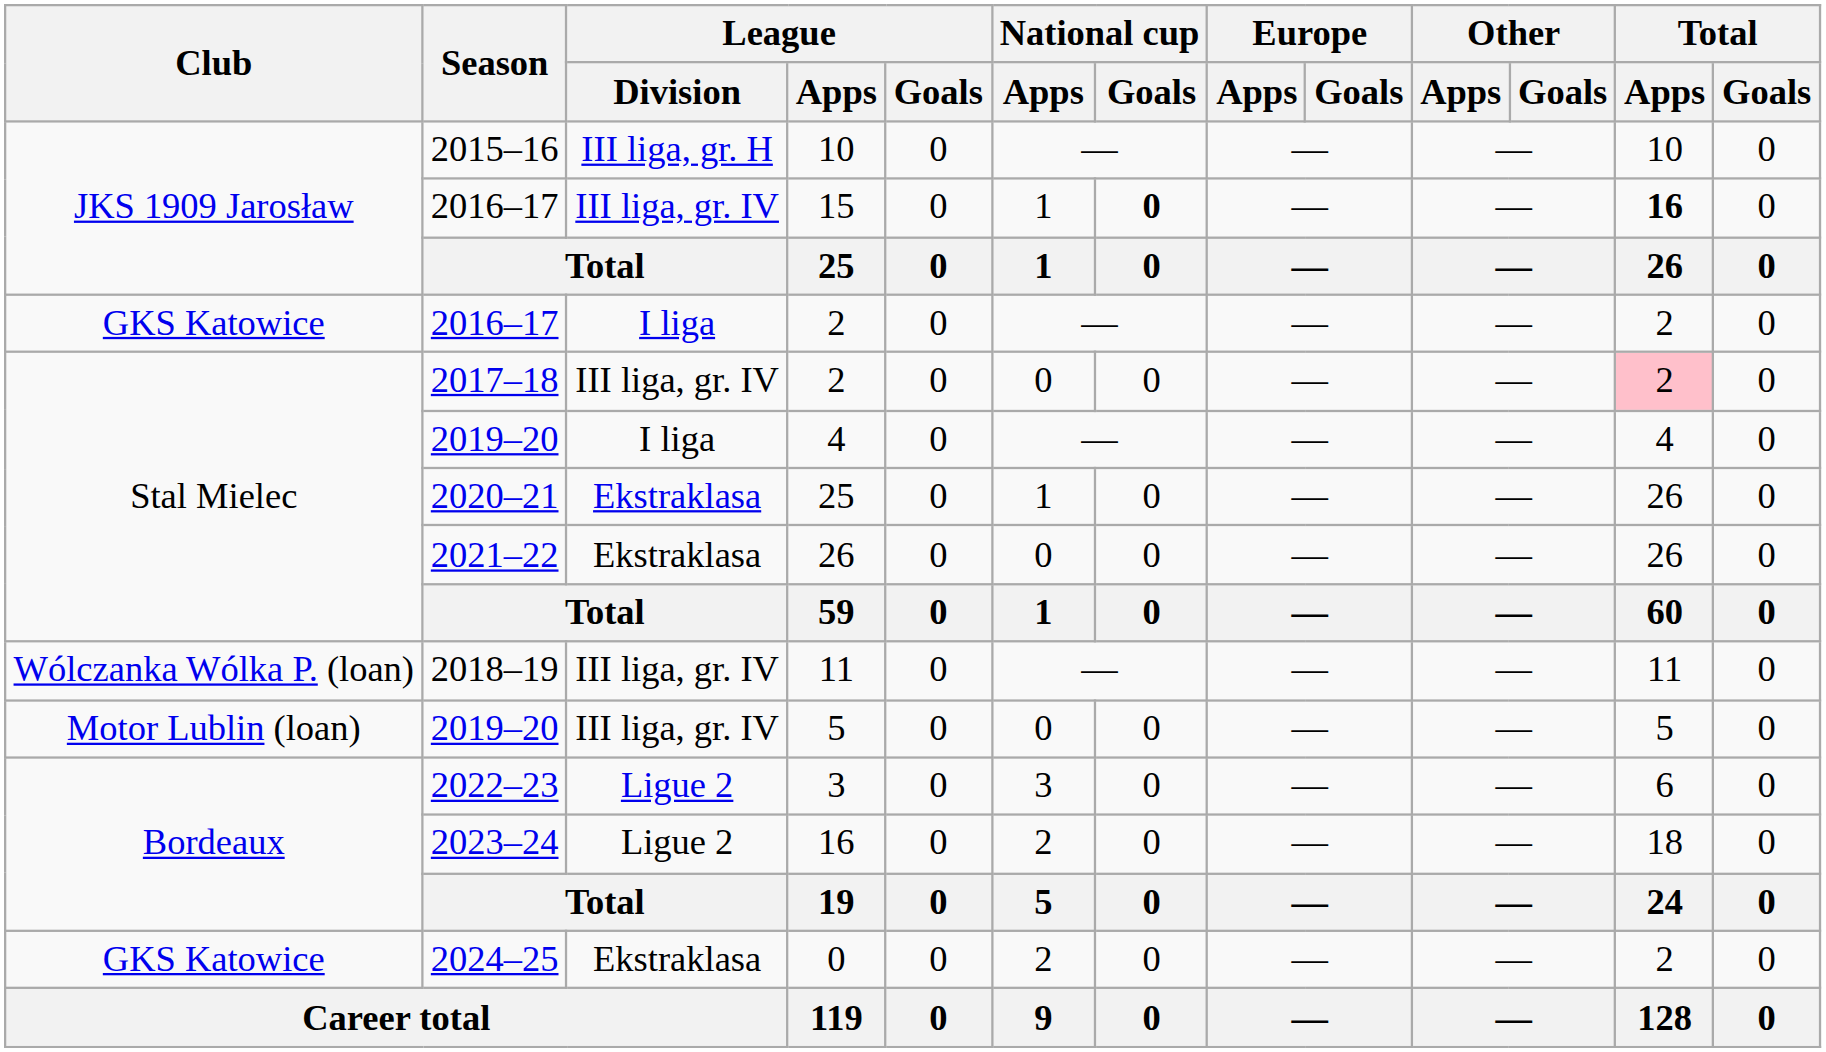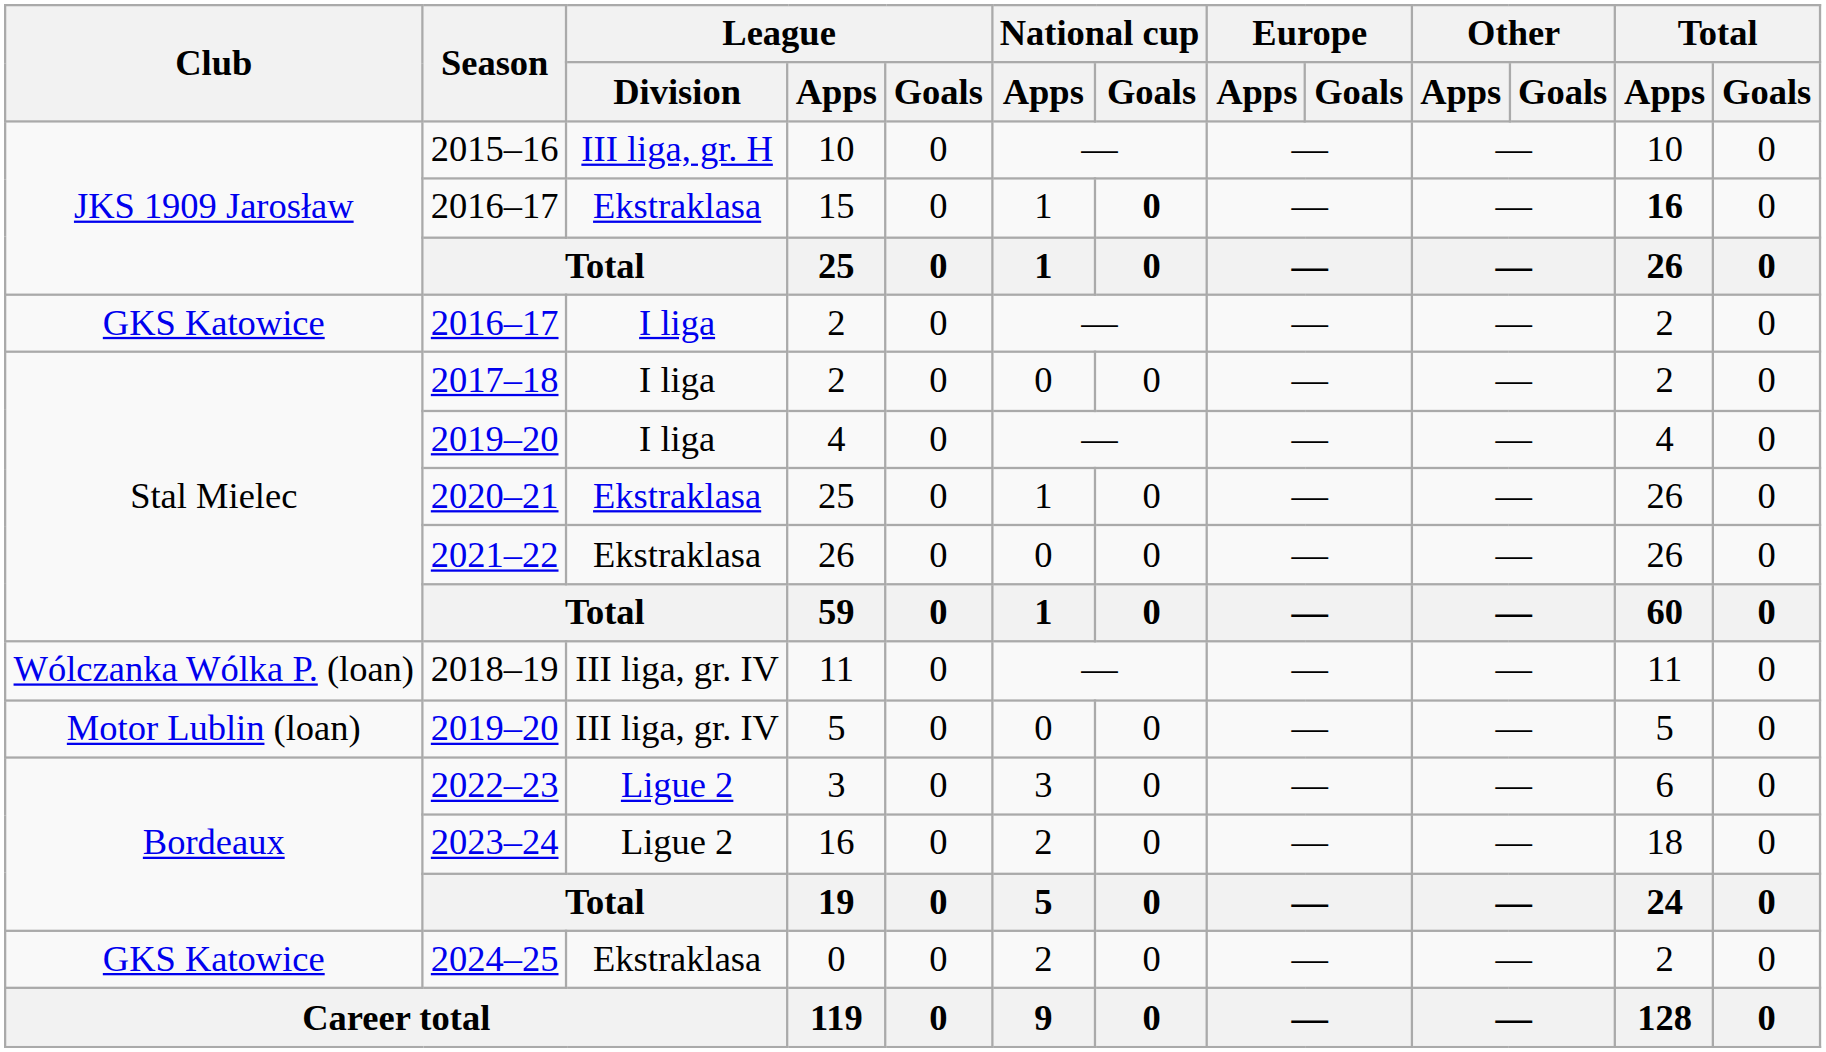(677, 206) III liga, gr. IV -> (677, 206) Ekstraklasa
(677, 380) III liga, gr. IV -> (677, 380) I liga
(1665, 380) pink background -> (1665, 380) no background
